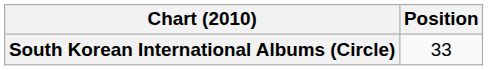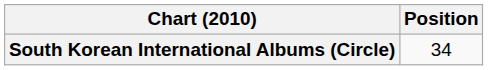(441, 49) 33 -> (441, 49) 34
